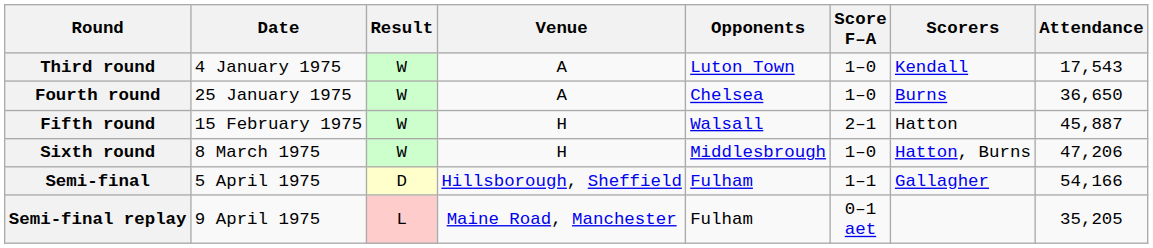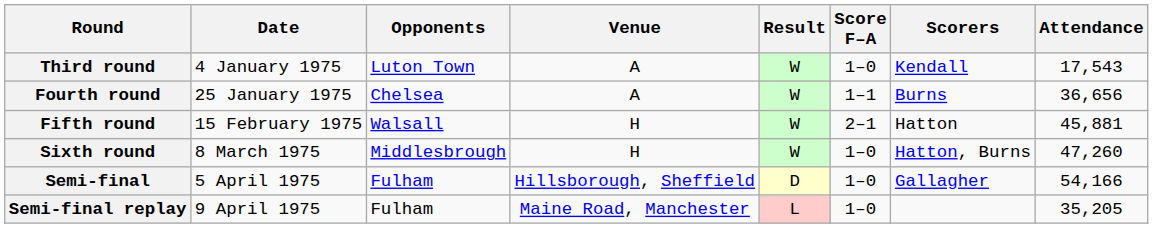columns swapped: (758, 29) <-> (402, 29)
(860, 96) 1–0 -> (860, 96) 1–1
(1091, 96) 36,650 -> (1091, 96) 36,656
(1091, 124) 45,887 -> (1091, 124) 45,881
(1091, 153) 47,206 -> (1091, 153) 47,260
(860, 181) 1–1 -> (860, 181) 1–0
(860, 219) 0–1 aet -> (860, 209) 1–0
